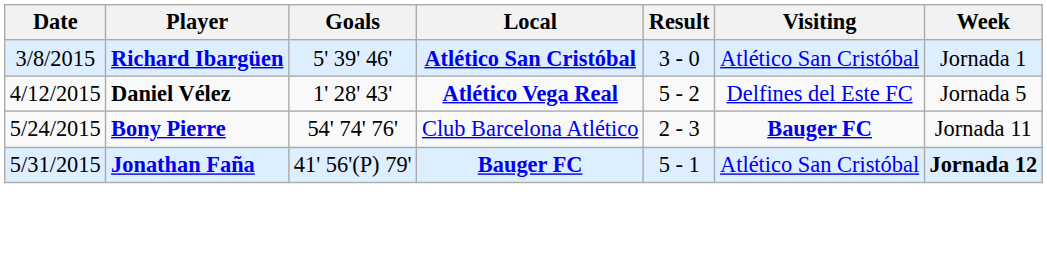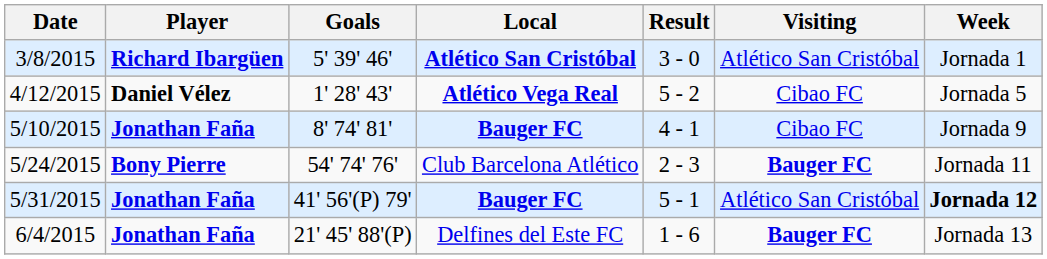(820, 93) Delfines del Este FC -> (820, 93) Cibao FC
+ row: (55, 128)
+ row: (55, 235)
